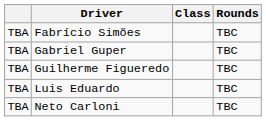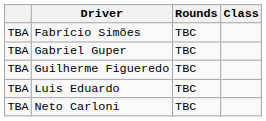columns swapped: (193, 14) <-> (238, 14)
